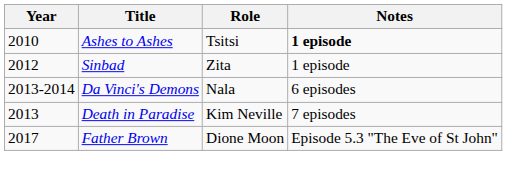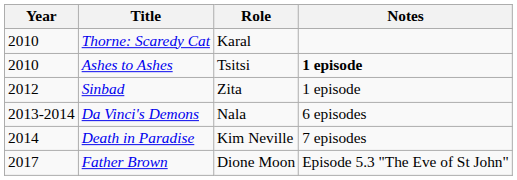+ row: (146, 41)
(23, 114) 2013 -> (23, 138) 2014
